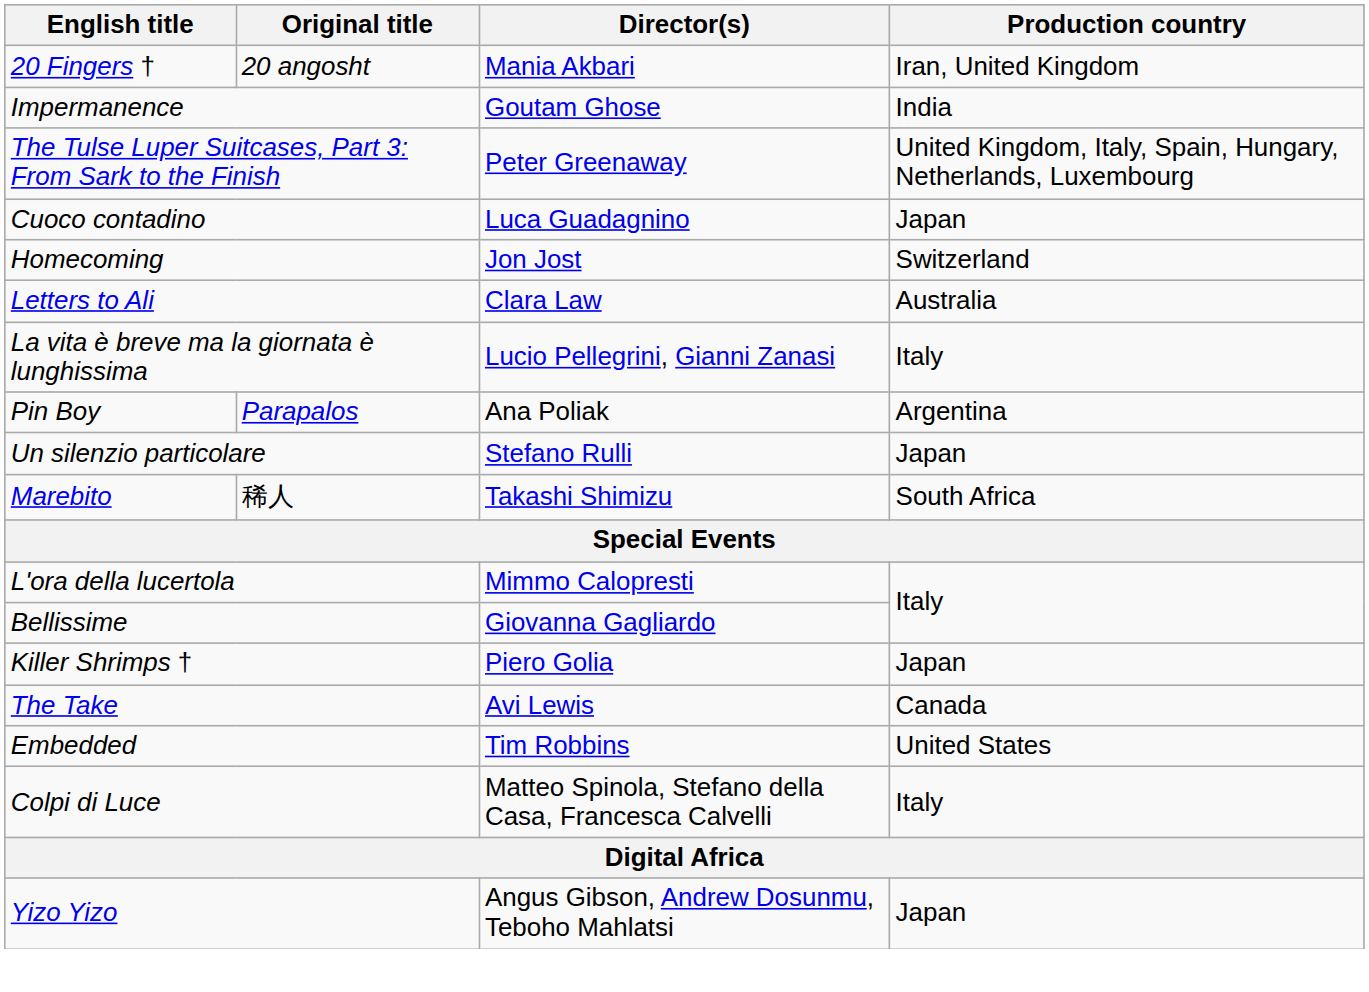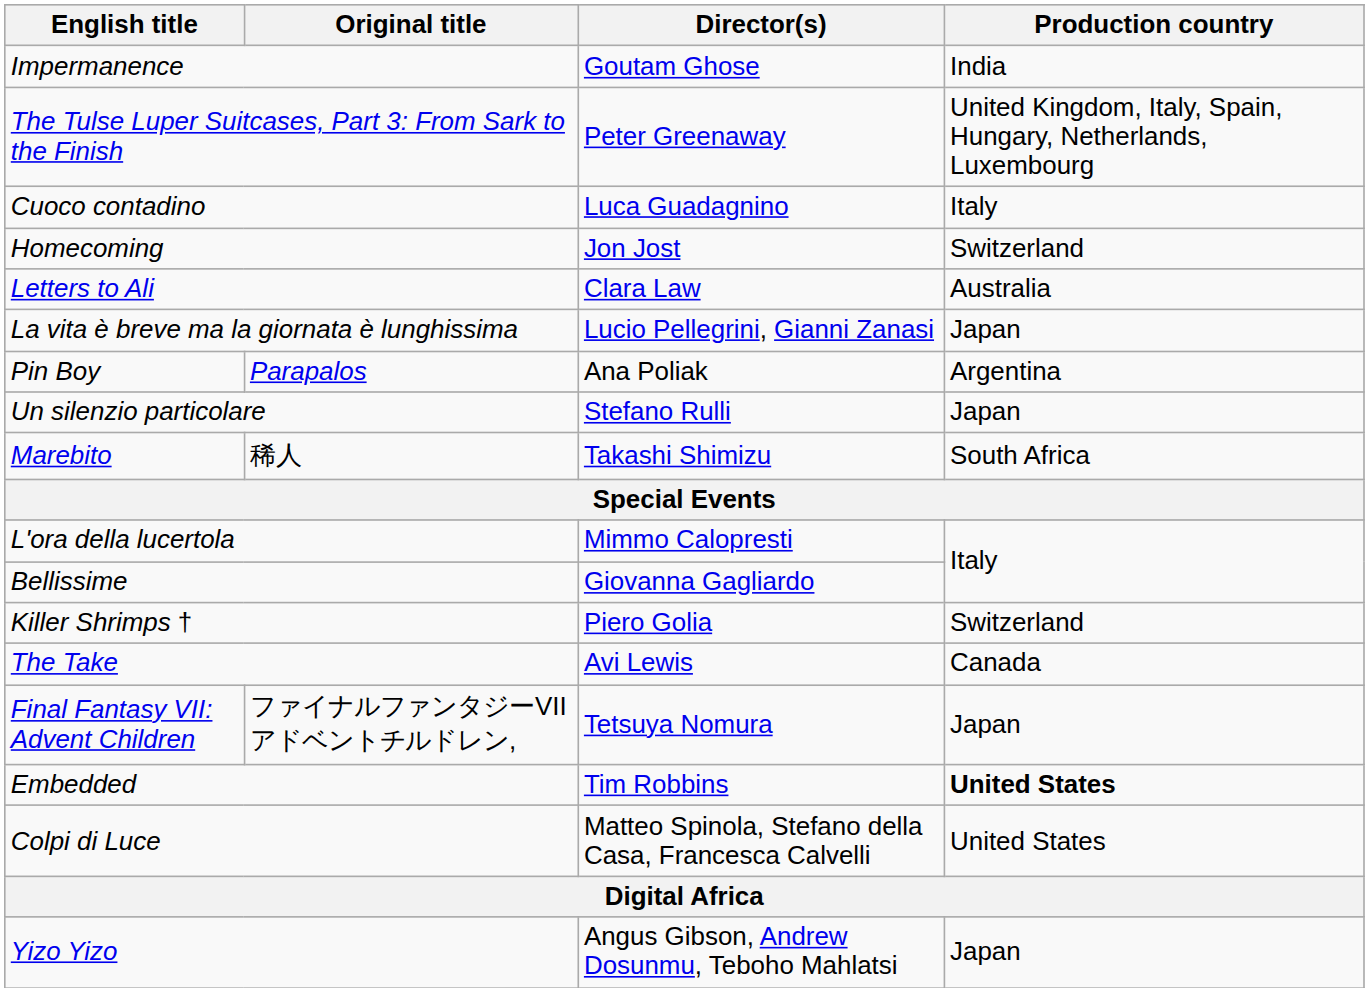- row: (83, 66)
(931, 218) Japan -> (974, 206) Italy
(919, 356) Italy -> (985, 330) Japan
(931, 663) Japan -> (1017, 622) Switzerland
+ row: (112, 724)
(973, 745) normal -> (1033, 784) bold
(919, 801) Italy -> (1028, 840) United States
